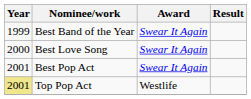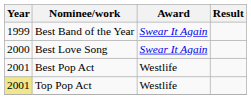(174, 67) Swear It Again -> (158, 67) Westlife
